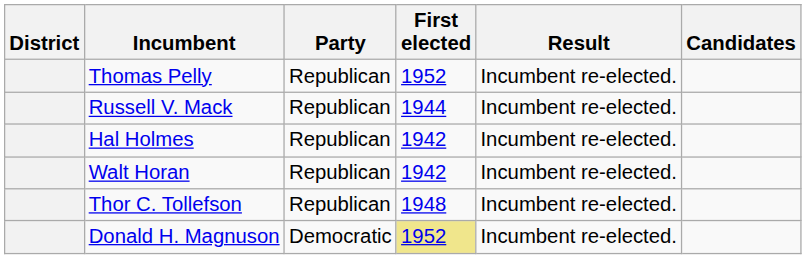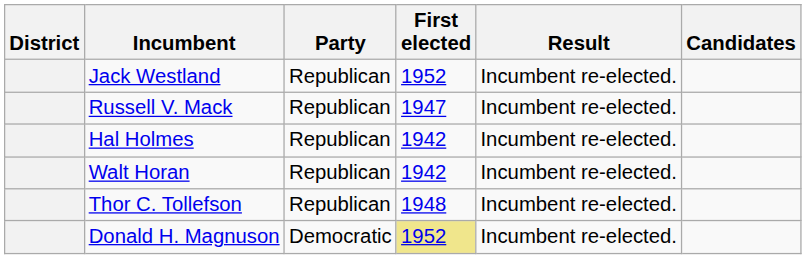- row: (150, 75)
+ row: (155, 75)
(424, 107) 1944 -> (424, 107) 1947
